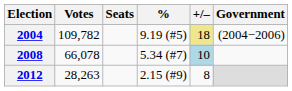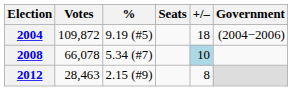columns swapped: (163, 14) <-> (120, 14)
(79, 34) 109,782 -> (79, 34) 109,872
(204, 34) khaki background -> (204, 34) no background
(82, 75) 28,263 -> (82, 75) 28,463
